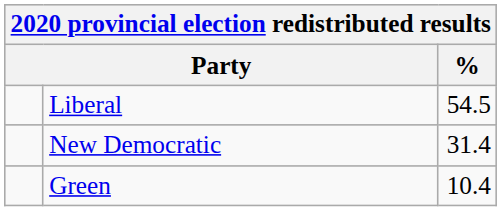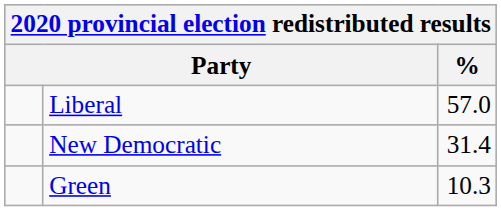(469, 104) 54.5 -> (469, 104) 57.0
(469, 184) 10.4 -> (469, 184) 10.3
